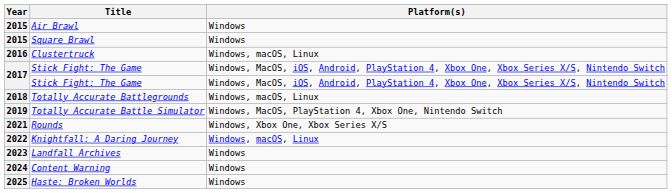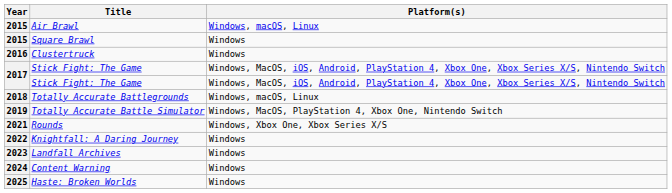(227, 26) Windows -> (264, 26) Windows, macOS, Linux
(264, 54) Windows, macOS, Linux -> (227, 54) Windows
(264, 139) Windows, macOS, Linux -> (227, 139) Windows
